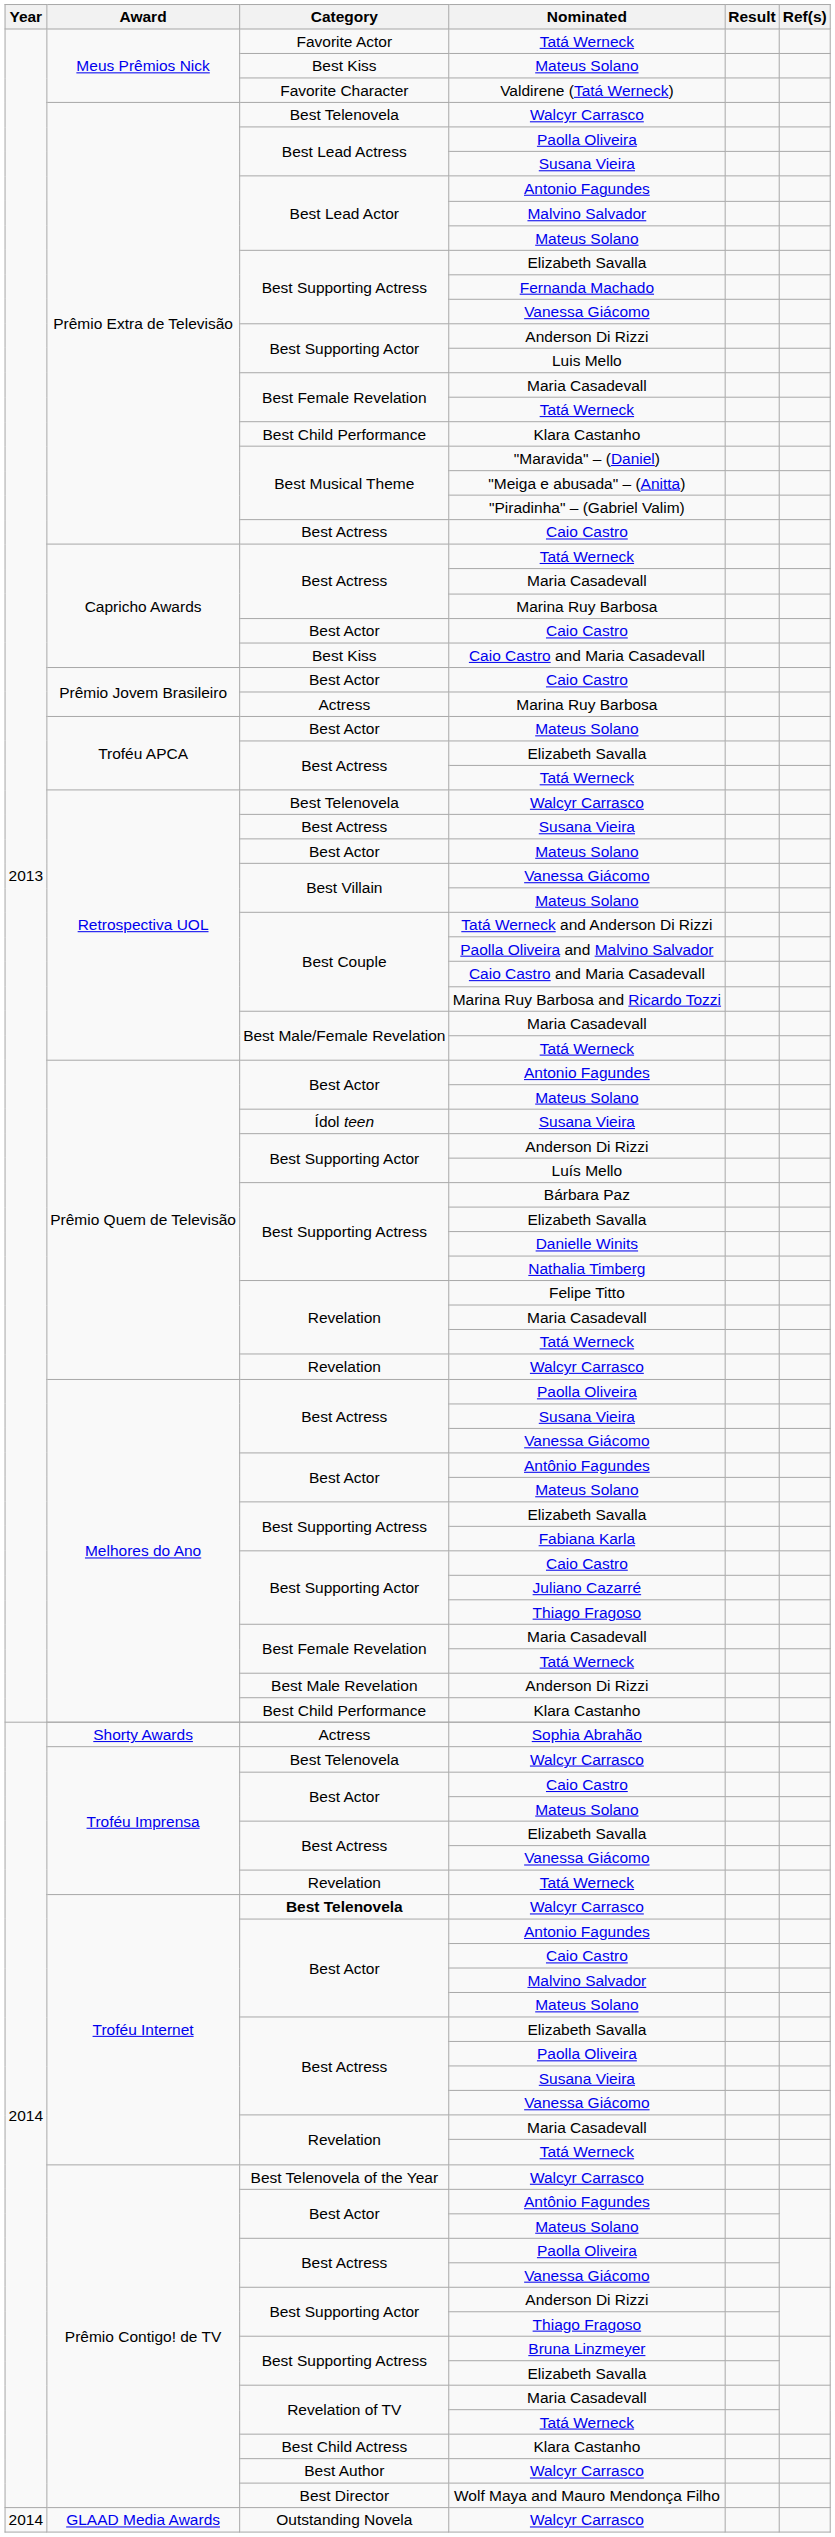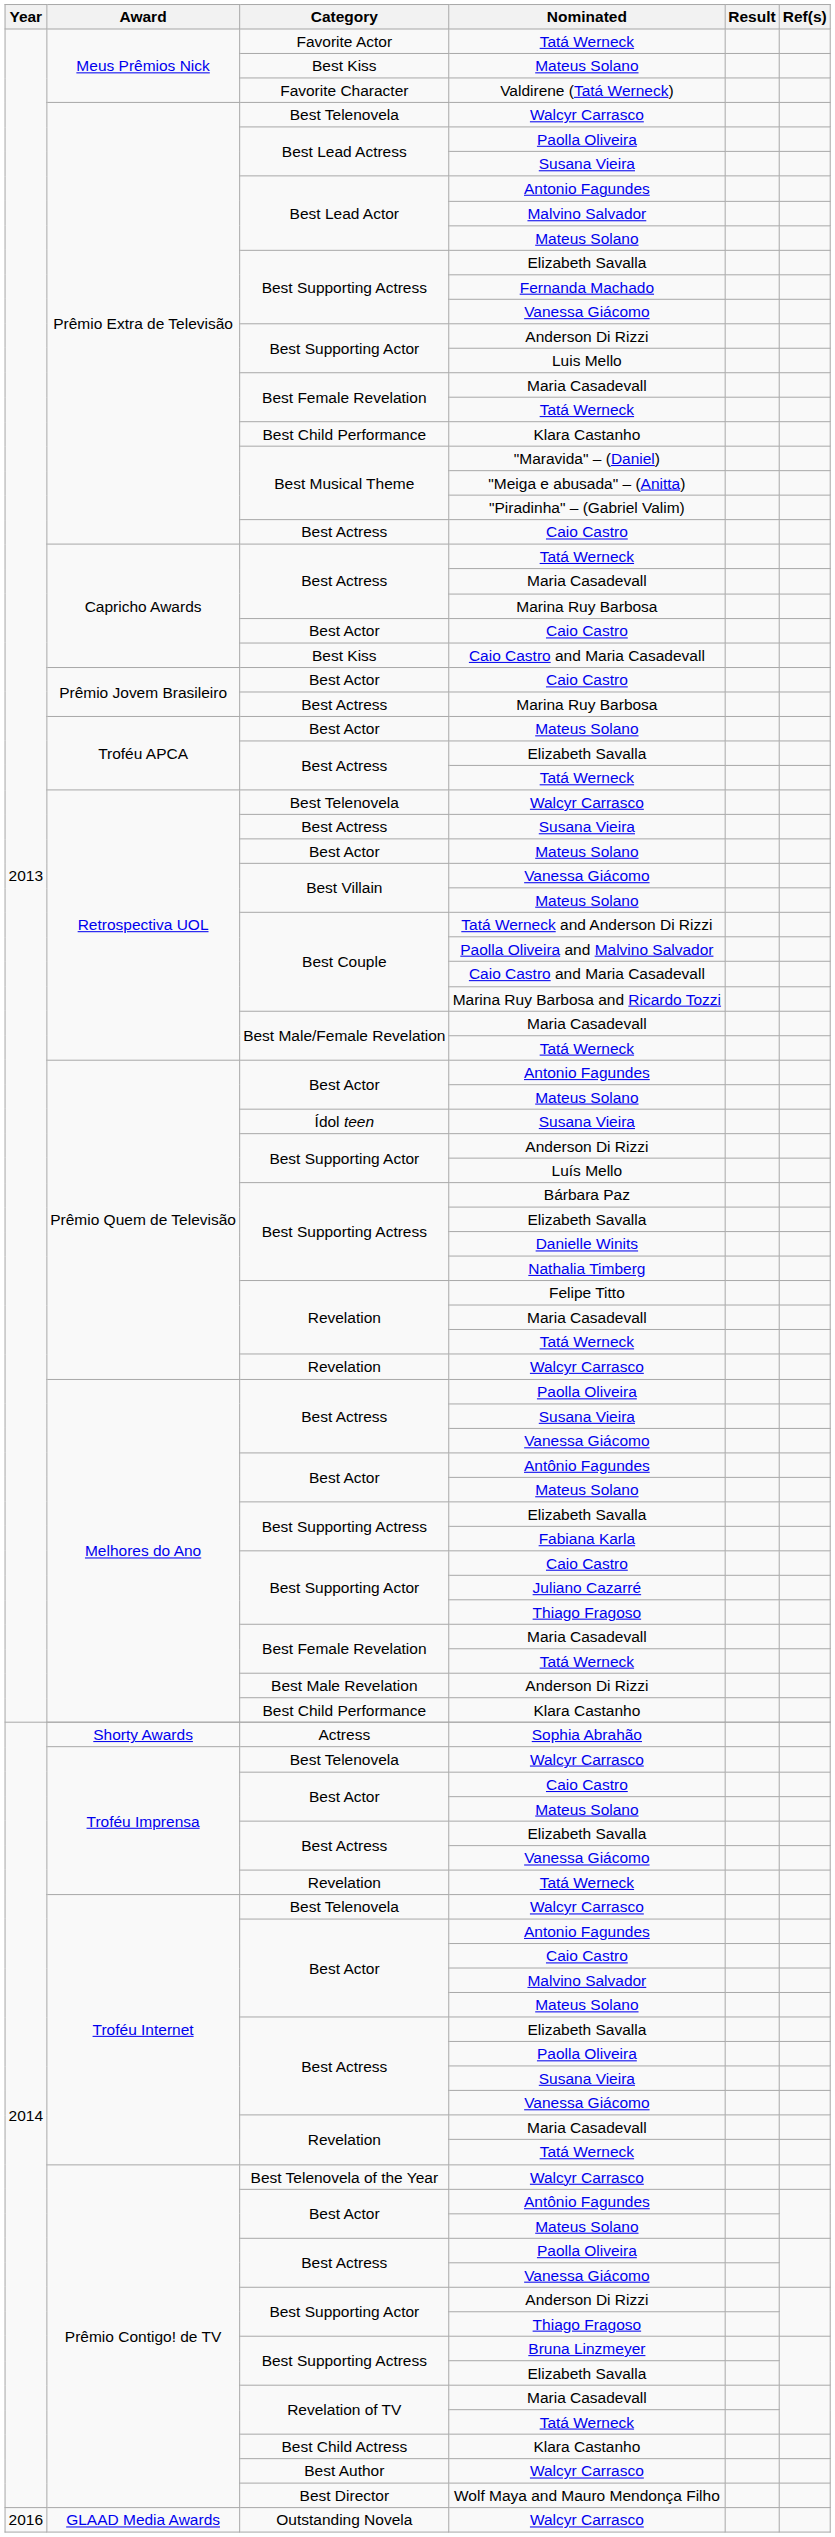(344, 704) Actress -> (344, 704) Best Actress
(344, 1907) bold -> (344, 1907) normal
(26, 2520) 2014 -> (26, 2520) 2016
